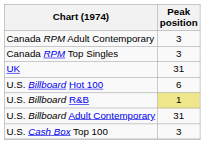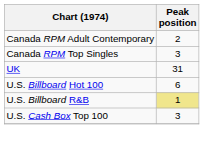(179, 38) 3 -> (178, 38) 2
- row: (81, 116)
